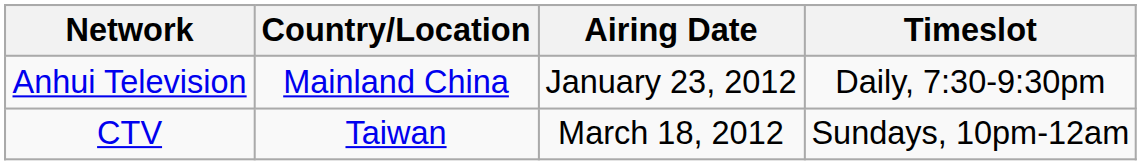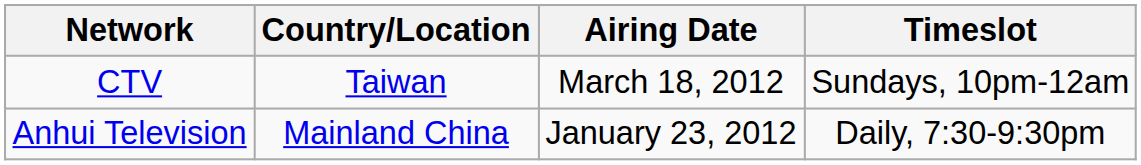rows swapped: (130, 81) <-> (130, 133)
